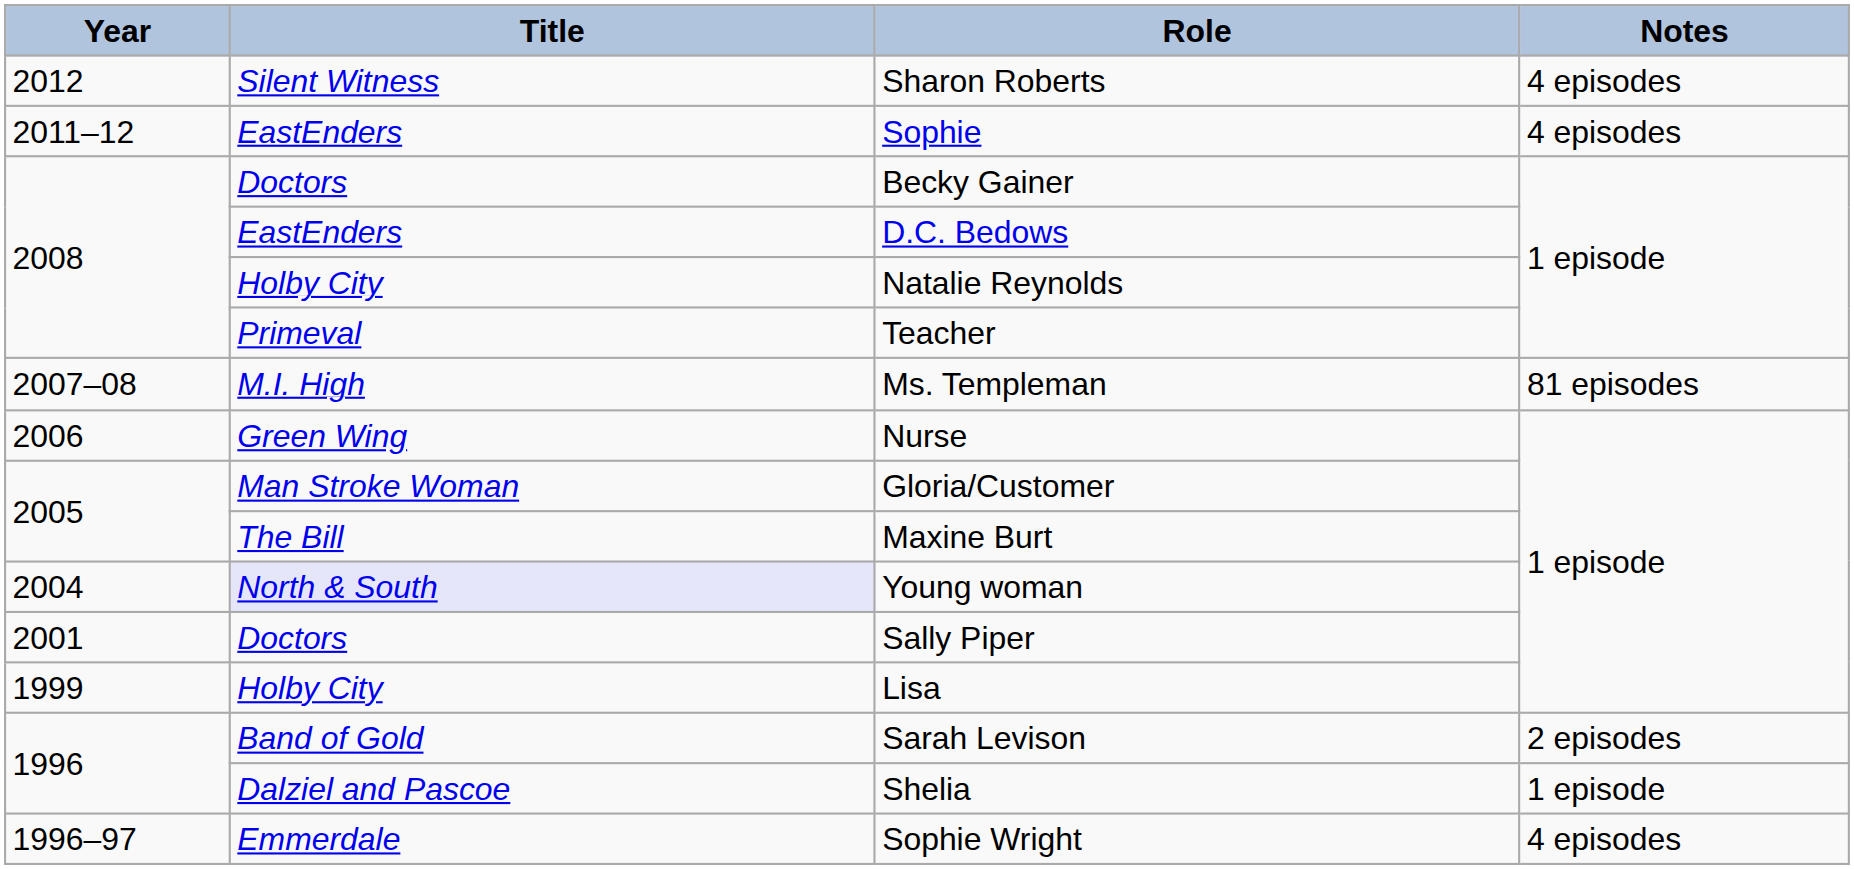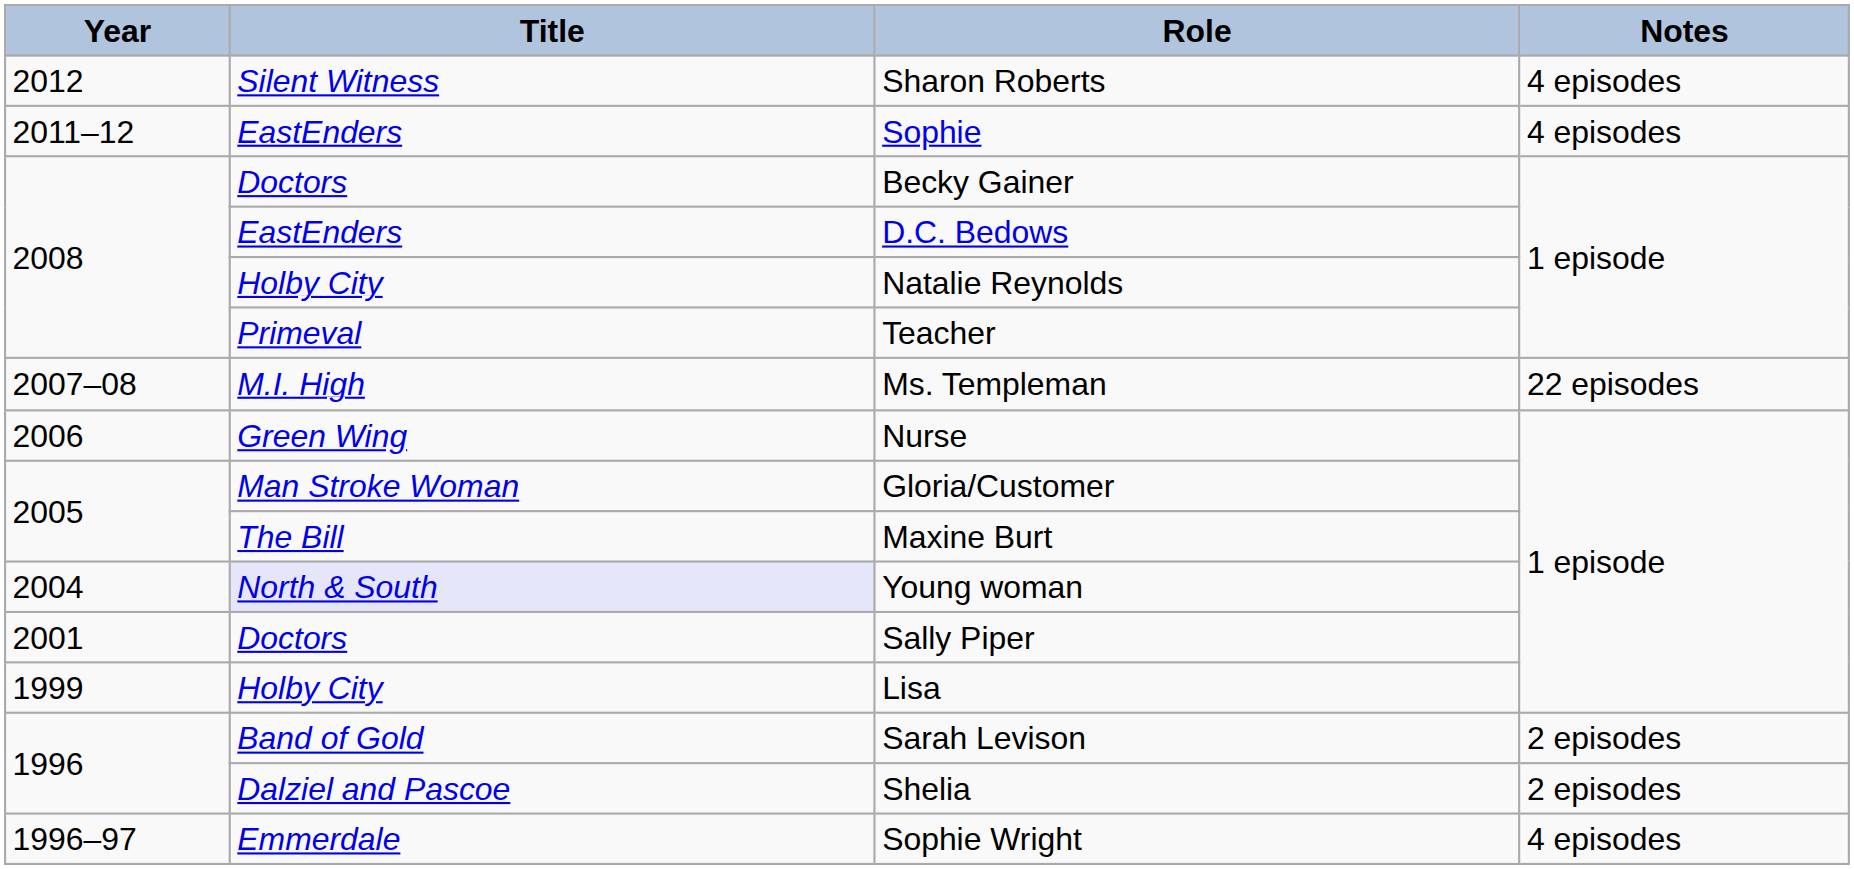(1613, 384) 81 episodes -> (1613, 384) 22 episodes
(1596, 788) 1 episode -> (1604, 788) 2 episodes
